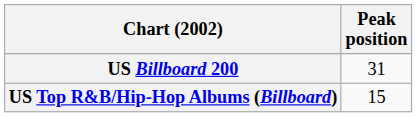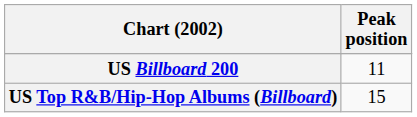(377, 68) 31 -> (377, 68) 11
